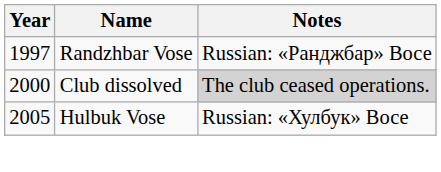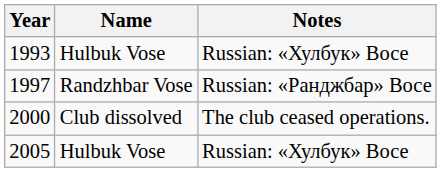+ row: (30, 53)
(316, 85) lightgrey background -> (316, 118) no background
